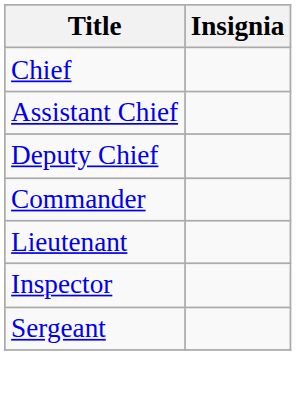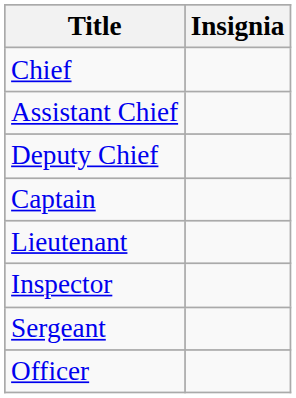- row: (78, 198)
+ row: (53, 198)
+ row: (50, 371)
